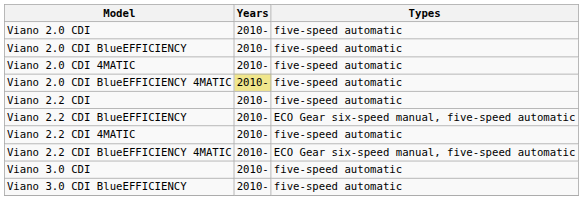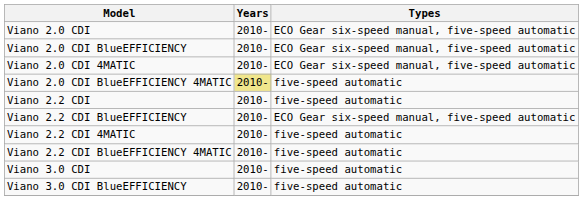(338, 30) five-speed automatic -> (425, 30) ECO Gear six-speed manual, five-speed automatic
(338, 48) five-speed automatic -> (425, 48) ECO Gear six-speed manual, five-speed automatic
(338, 65) five-speed automatic -> (425, 65) ECO Gear six-speed manual, five-speed automatic
(425, 152) ECO Gear six-speed manual, five-speed automatic -> (338, 152) five-speed automatic
